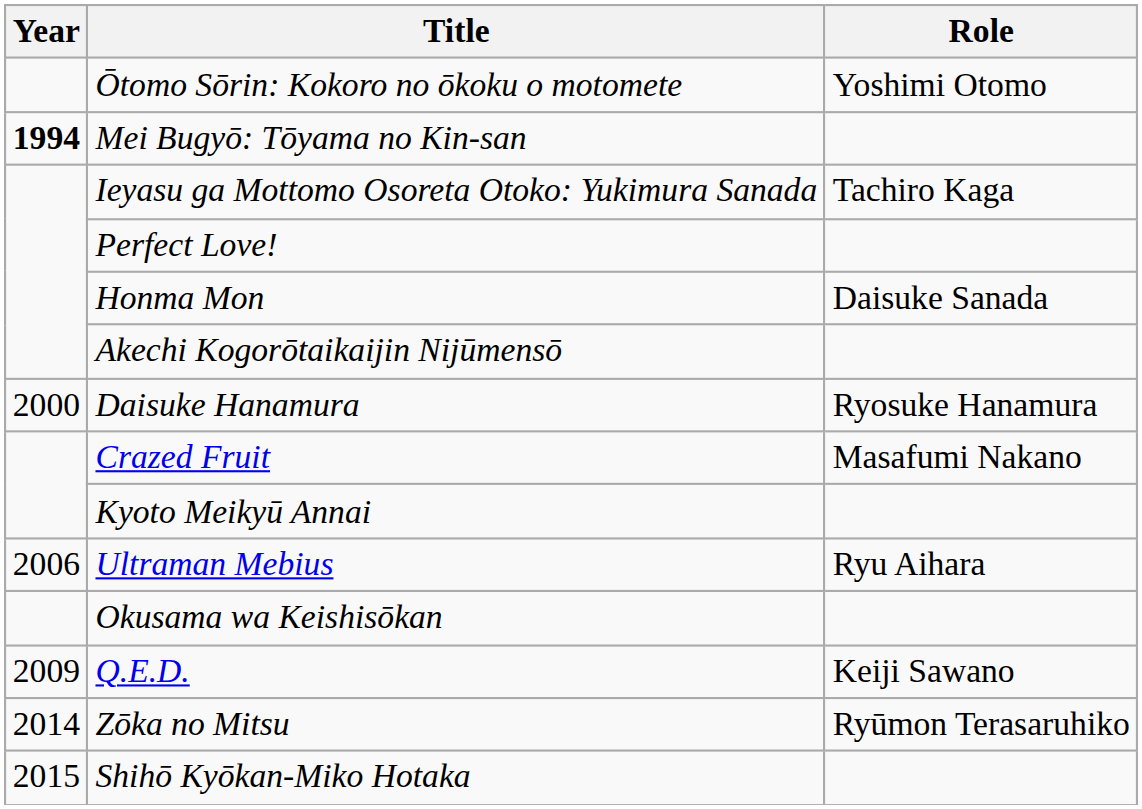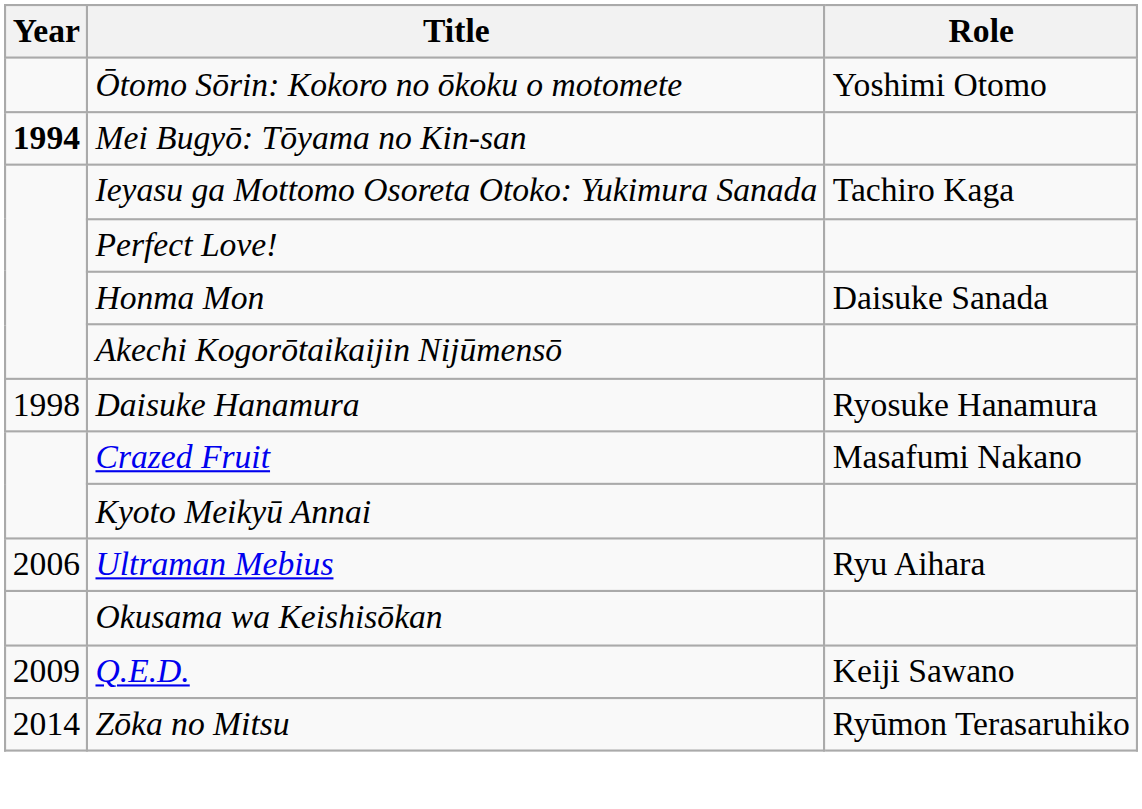(46, 404) 2000 -> (46, 404) 1998
- row: (283, 777)
